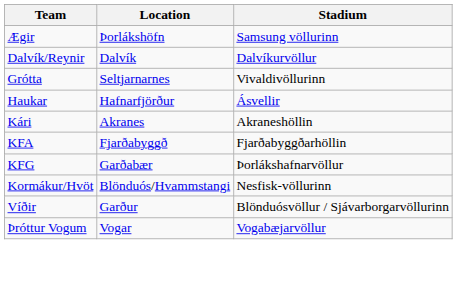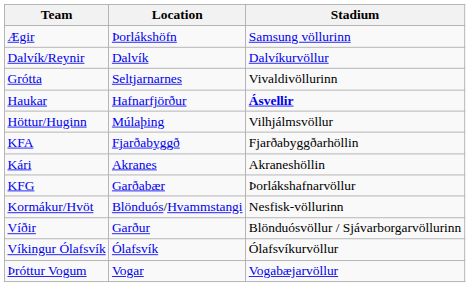(258, 100) normal -> (271, 100) bold
+ row: (47, 121)
rows swapped: (19, 121) <-> (20, 143)
+ row: (57, 249)
